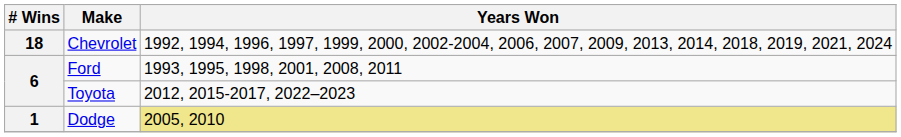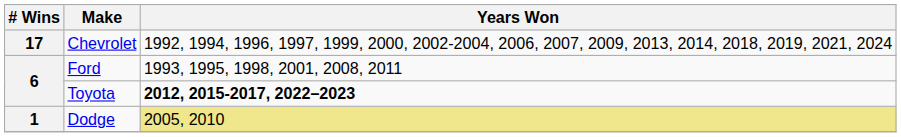(34, 43) 18 -> (34, 43) 17
(250, 94) normal -> (250, 94) bold
